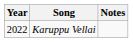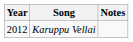(17, 29) 2022 -> (17, 29) 2012
